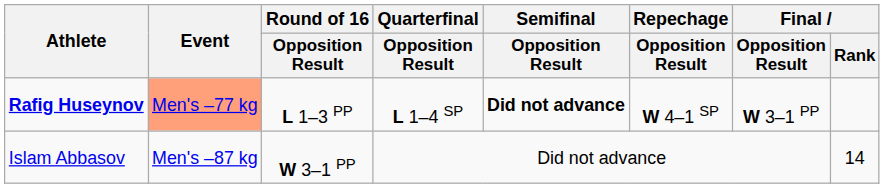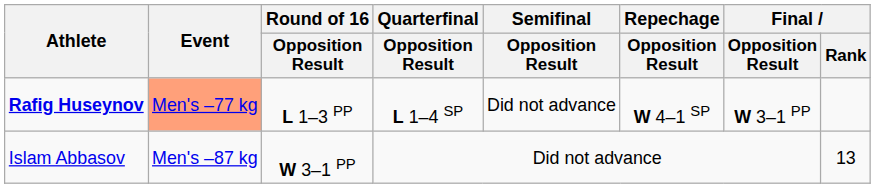(556, 105) bold -> (551, 105) normal
(855, 158) 14 -> (846, 158) 13
